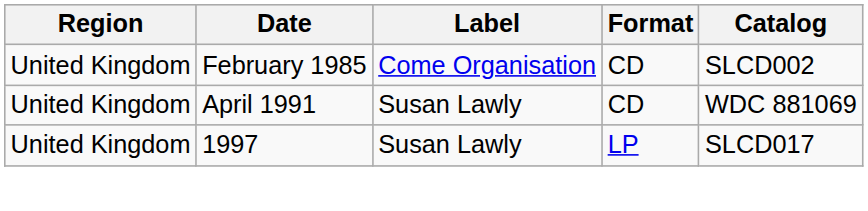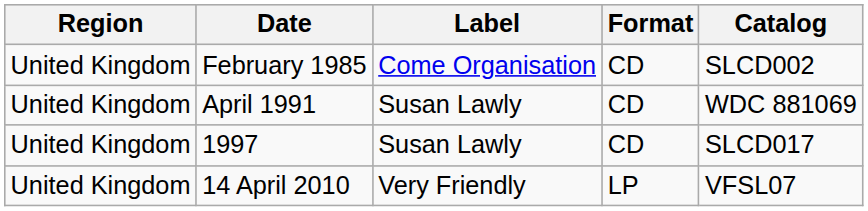(623, 144) LP -> (626, 144) CD
+ row: (276, 184)
